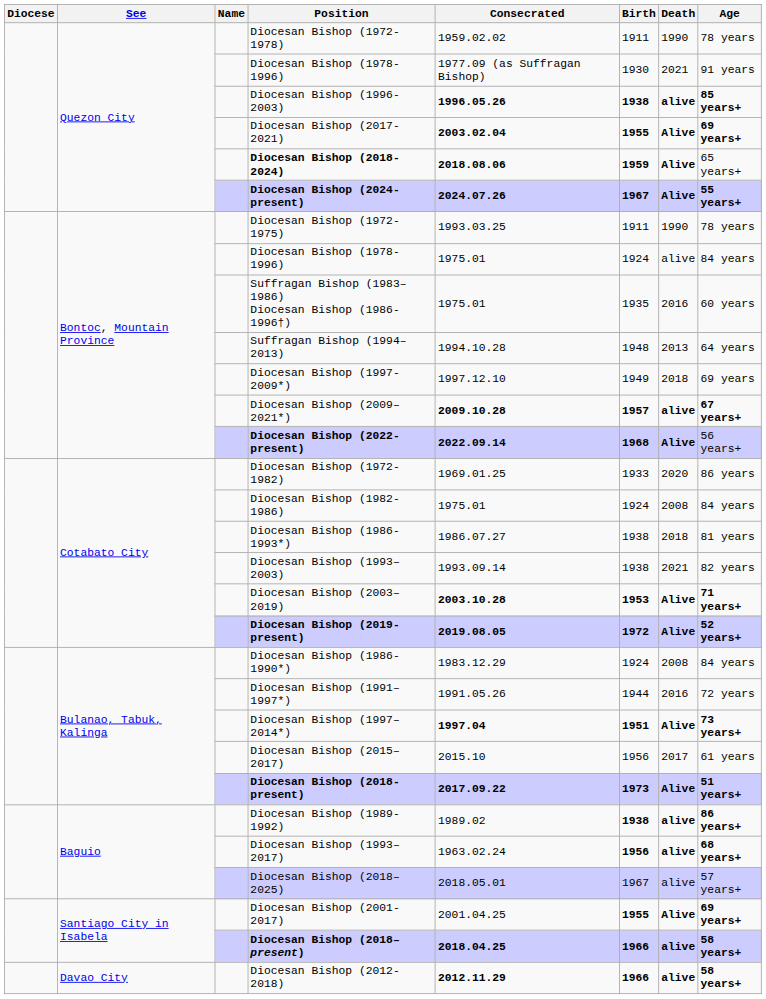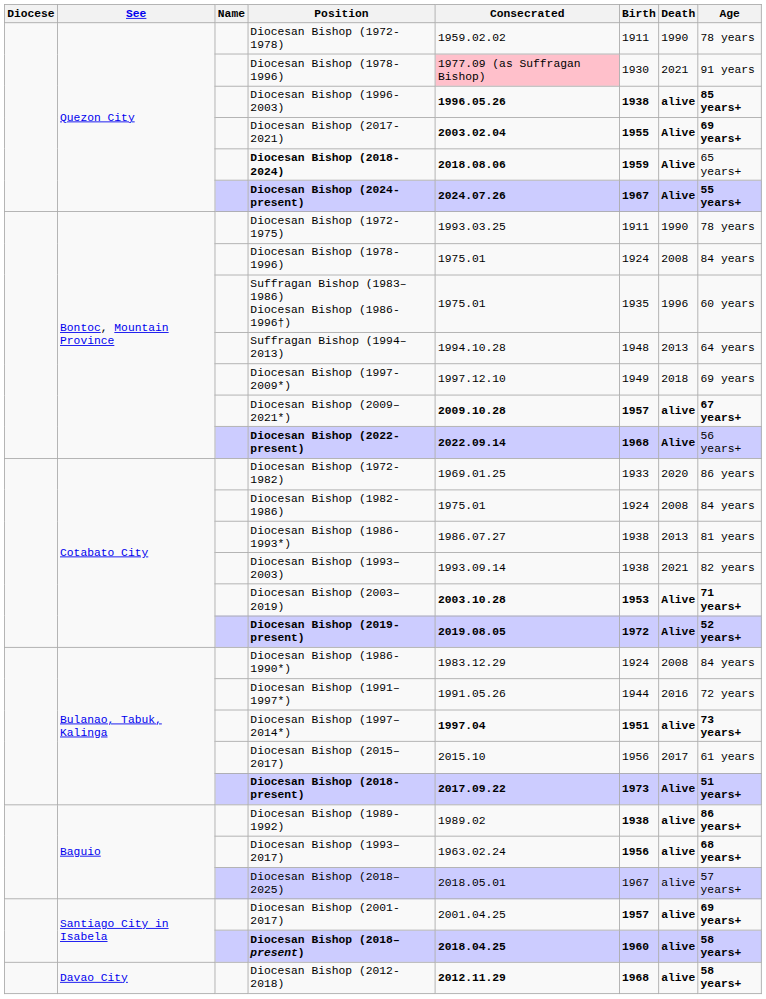(509, 70) no background -> (509, 70) pink background
(678, 259) alive -> (675, 259) 2008
(675, 304) 2016 -> (675, 304) 1996
(675, 537) 2018 -> (675, 537) 2013
(678, 726) Alive -> (678, 726) alive
(636, 915) 1955 -> (636, 915) 1957
(678, 915) Alive -> (678, 915) alive
(636, 946) 1966 -> (636, 946) 1960
(636, 978) 1966 -> (636, 978) 1968
